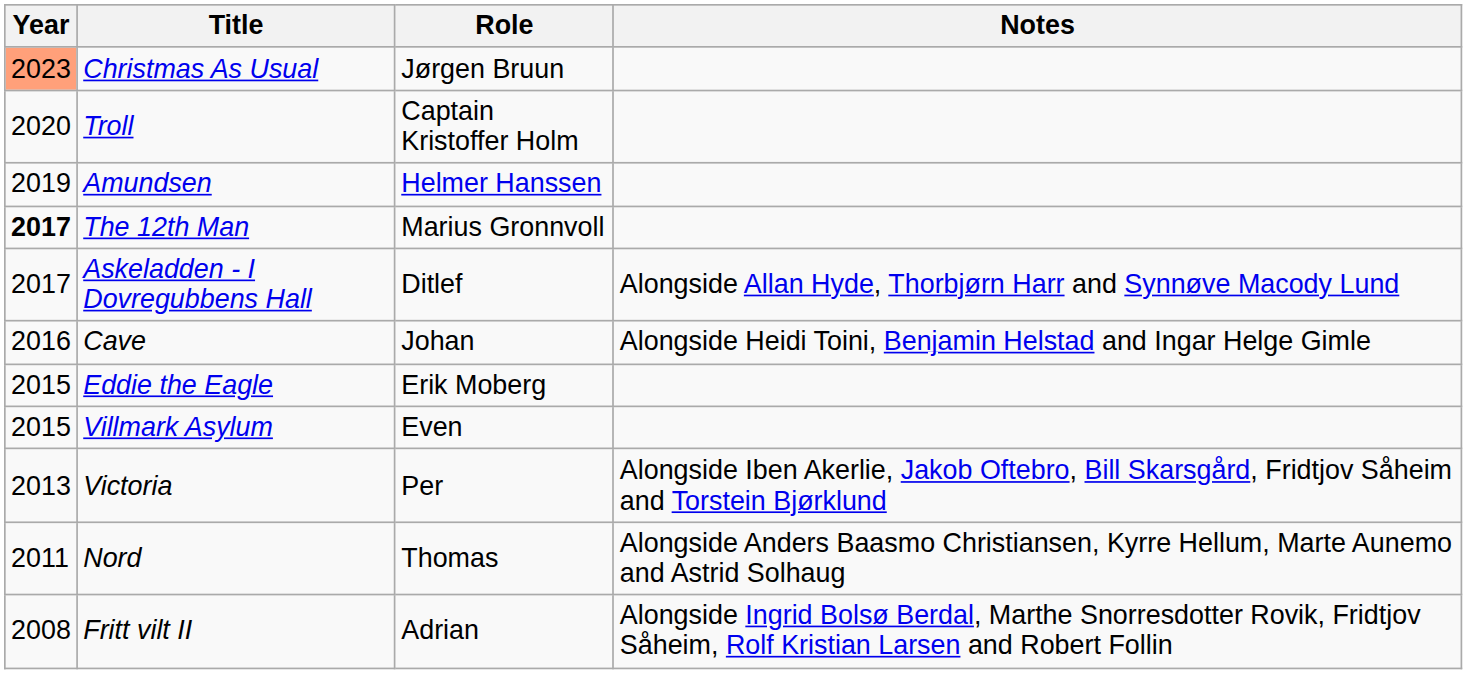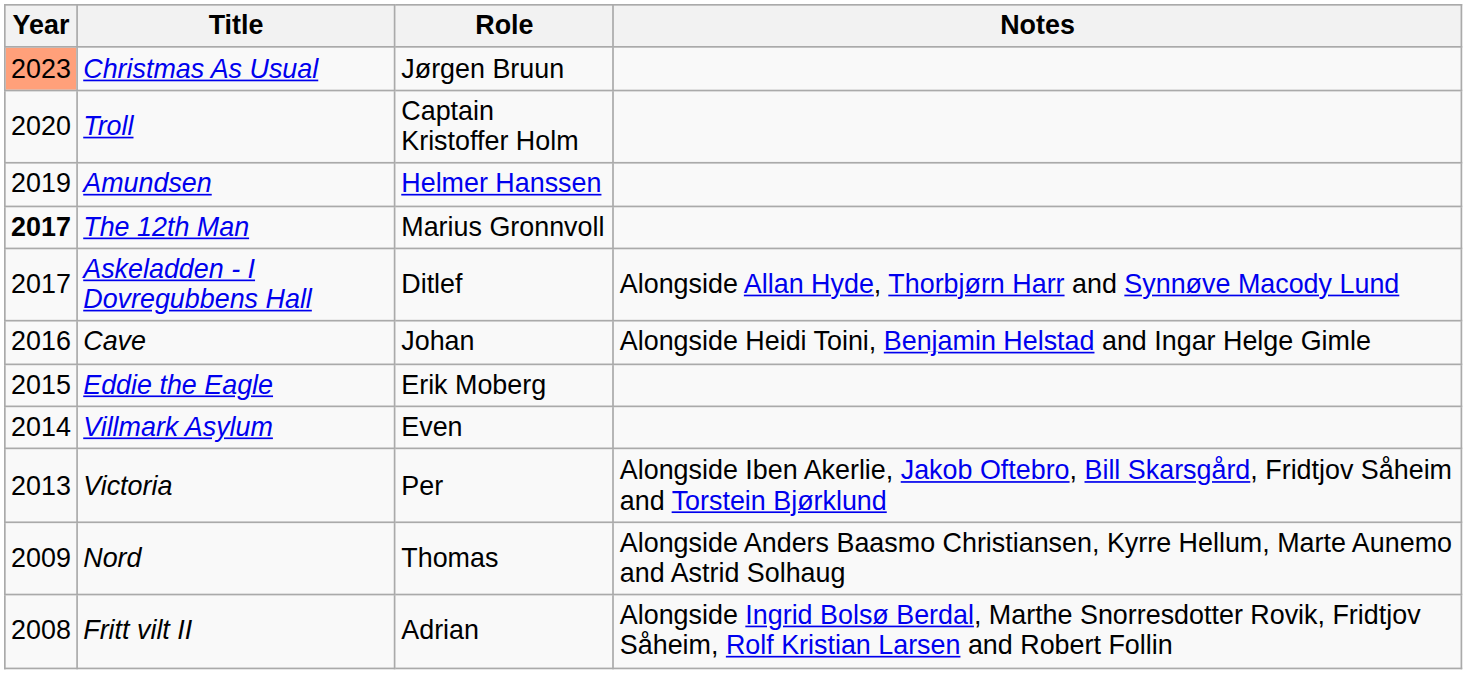(41, 427) 2015 -> (41, 427) 2014
(40, 557) 2011 -> (41, 557) 2009
